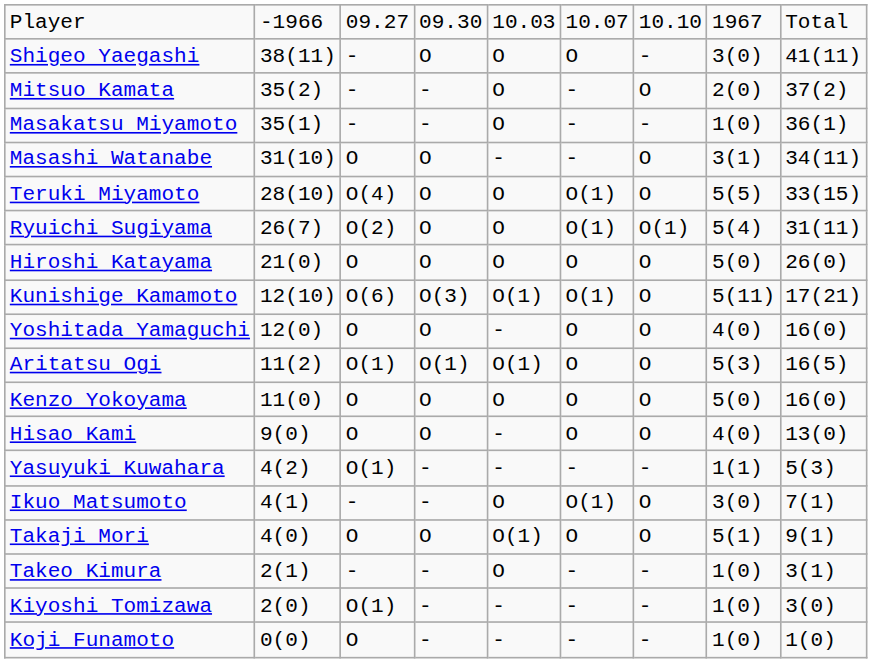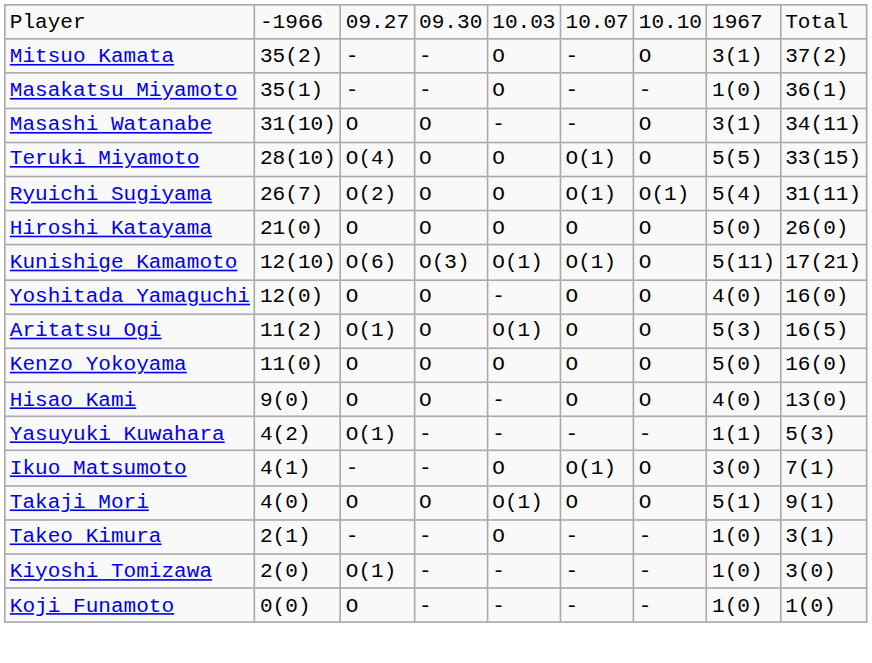- row: (105, 56)
(737, 91) 2(0) -> (737, 56) 3(1)
(444, 365) O(1) -> (425, 331) O
